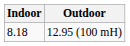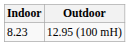(17, 32) 8.18 -> (17, 32) 8.23
